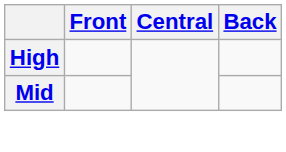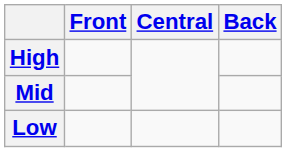+ row: (35, 127)
